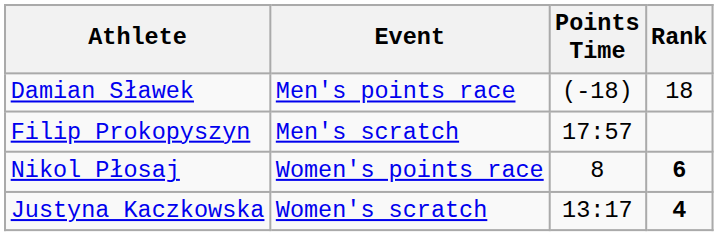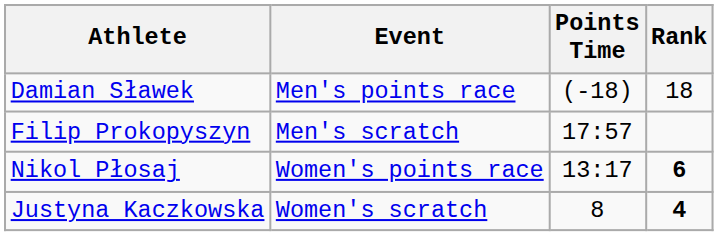(597, 171) 8 -> (597, 171) 13:17
(597, 211) 13:17 -> (597, 211) 8
